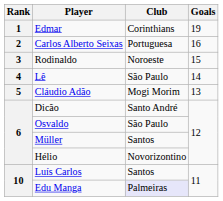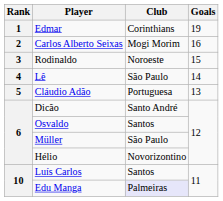(150, 44) Portuguesa -> (154, 44) Mogi Morim
(154, 92) Mogi Morim -> (150, 92) Portuguesa
(148, 124) São Paulo -> (141, 124) Santos
(141, 140) Santos -> (148, 140) São Paulo
